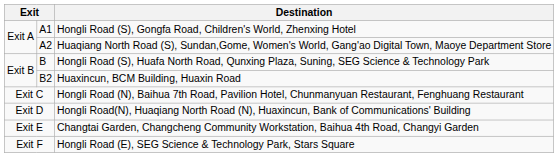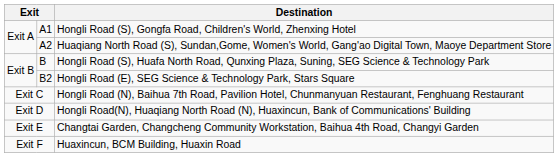(149, 78) Huaxincun, BCM Building, Huaxin Road -> (206, 78) Hongli Road (E), SEG Science & Technology Park, Stars Square
(206, 144) Hongli Road (E), SEG Science & Technology Park, Stars Square -> (149, 144) Huaxincun, BCM Building, Huaxin Road
